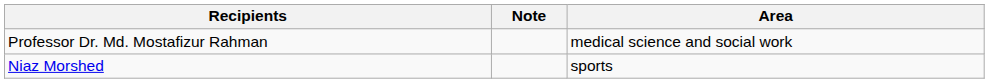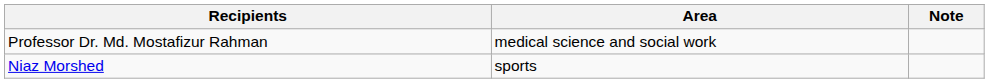columns swapped: (776, 16) <-> (529, 16)
